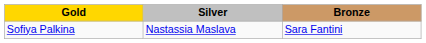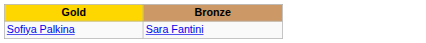- column: (213, 13)
